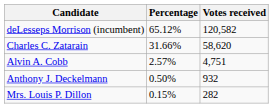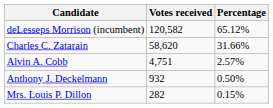columns swapped: (234, 12) <-> (173, 12)
